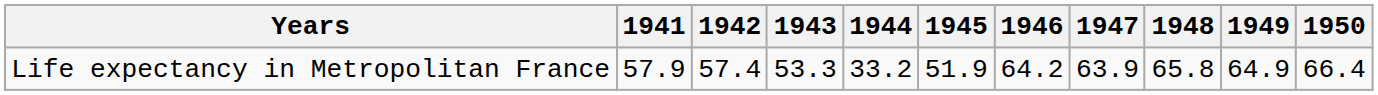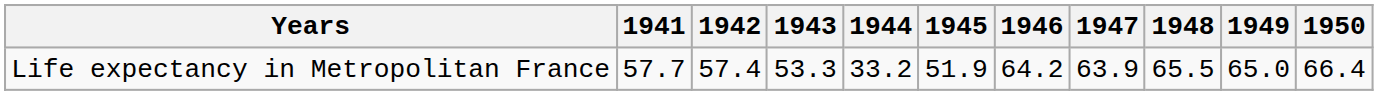(654, 69) 57.9 -> (654, 69) 57.7
(1183, 69) 65.8 -> (1183, 69) 65.5
(1259, 69) 64.9 -> (1259, 69) 65.0
